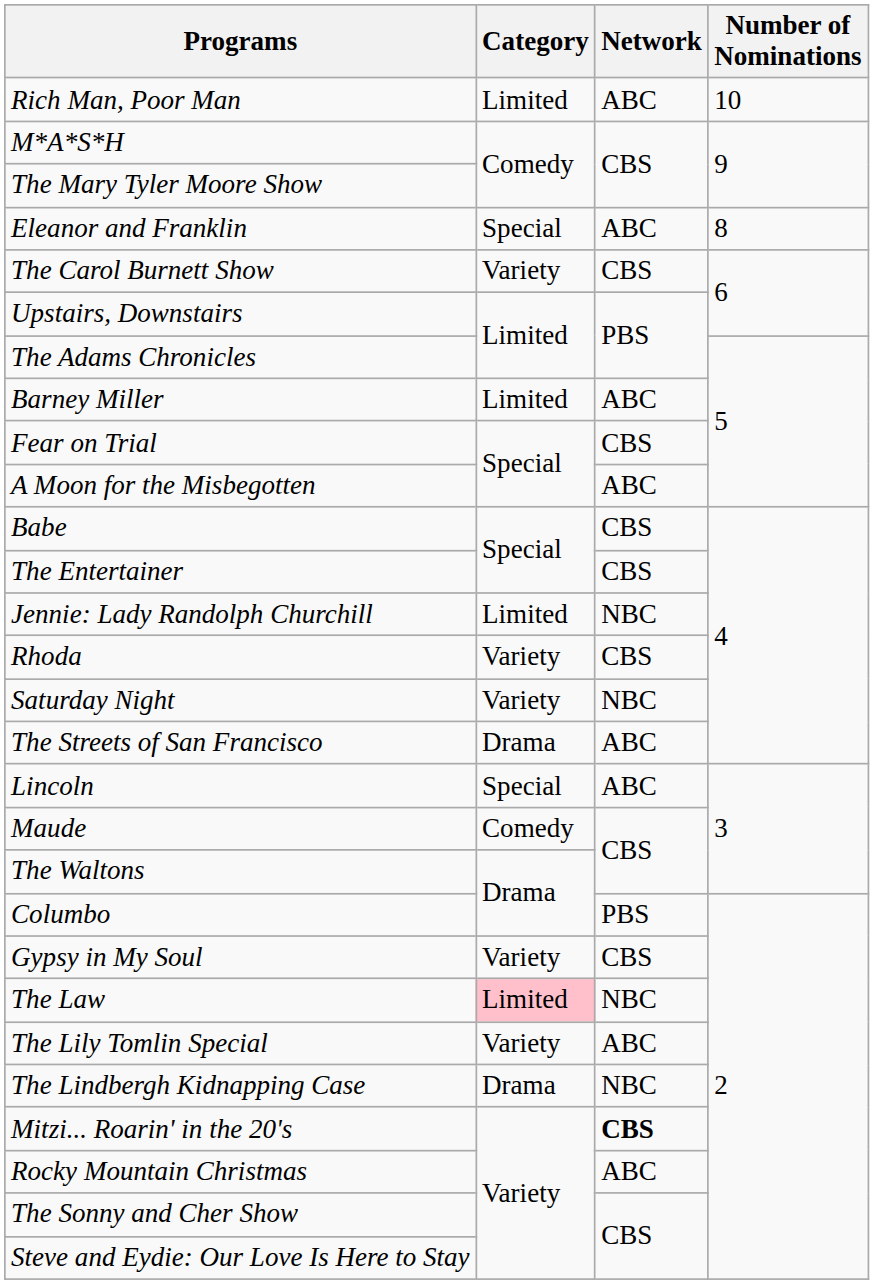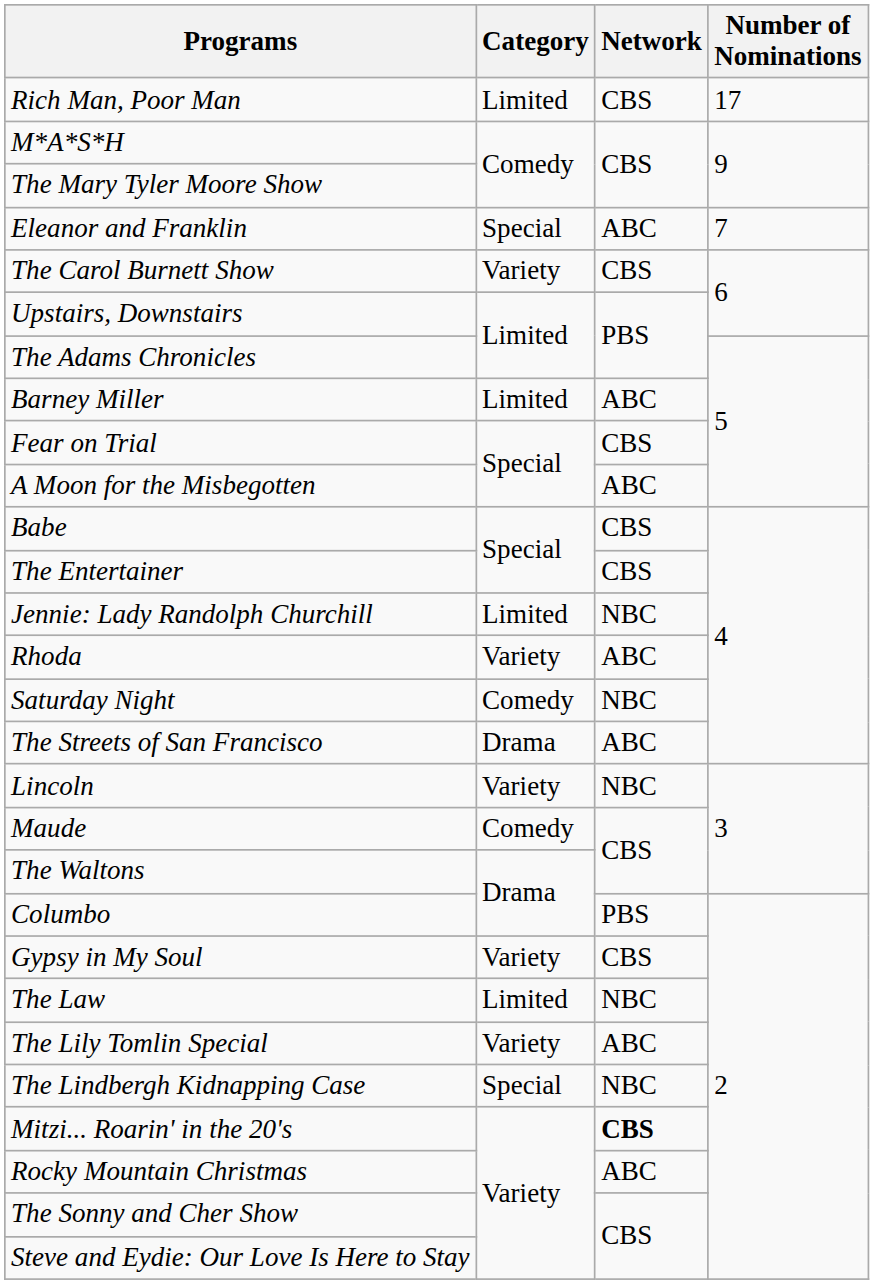(629, 99) ABC -> (627, 99) CBS
(728, 99) 10 -> (728, 99) 17
(721, 227) 8 -> (721, 227) 7
(627, 656) CBS -> (629, 656) ABC
(521, 699) Variety -> (528, 699) Comedy
(522, 785) Special -> (521, 785) Variety
(629, 785) ABC -> (629, 785) NBC
(525, 999) pink background -> (525, 999) no background
(519, 1085) Drama -> (522, 1085) Special
